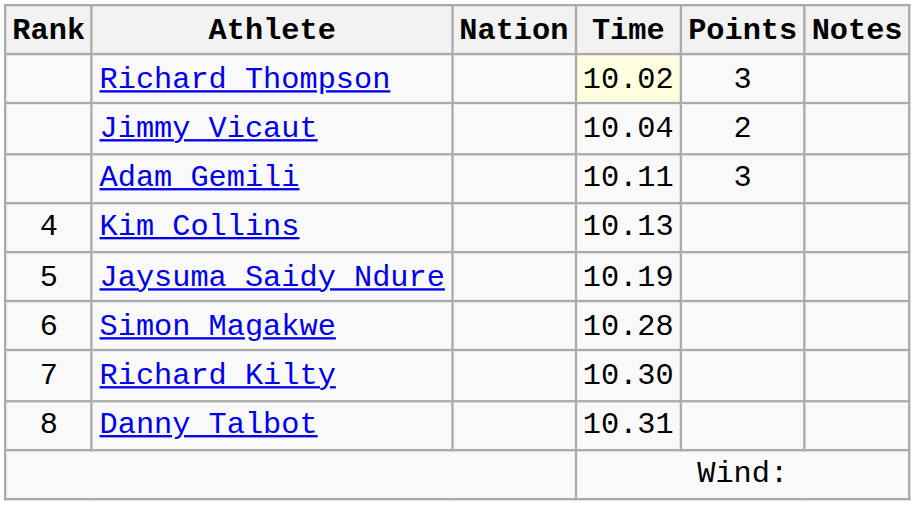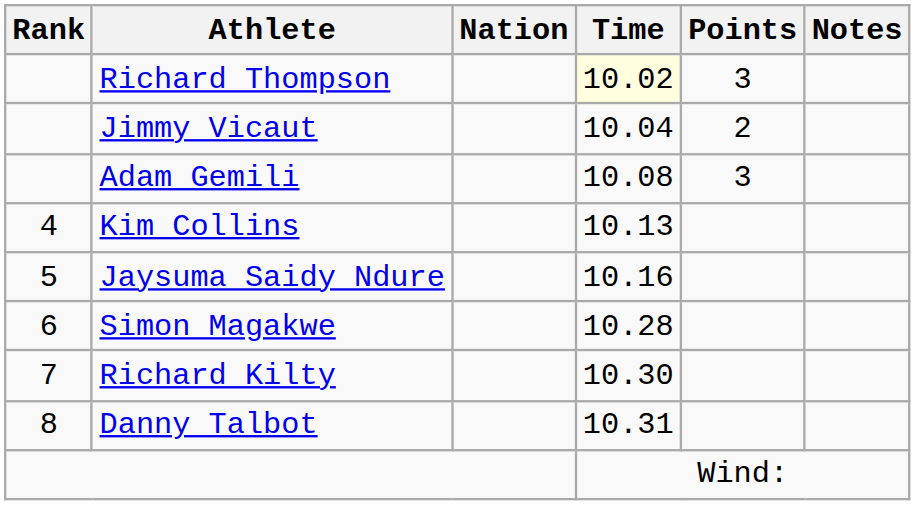(628, 178) 10.11 -> (628, 178) 10.08
(628, 277) 10.19 -> (628, 277) 10.16
